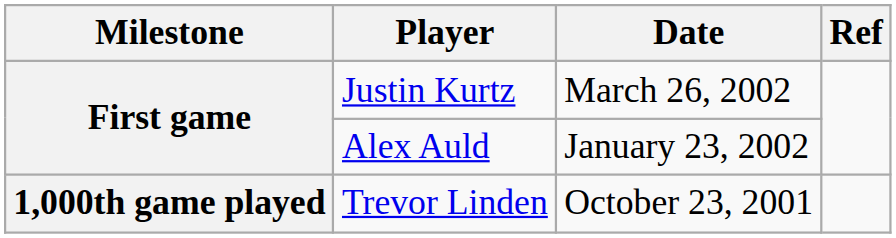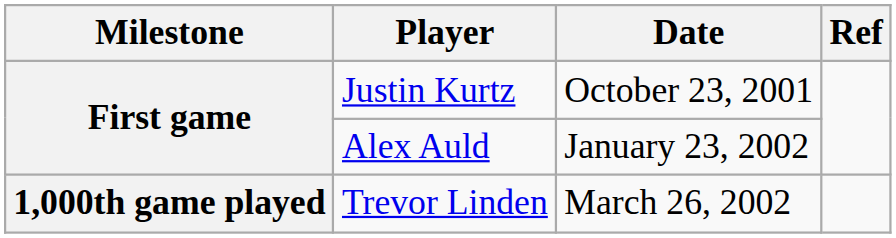(678, 89) March 26, 2002 -> (689, 89) October 23, 2001
(689, 202) October 23, 2001 -> (678, 202) March 26, 2002
